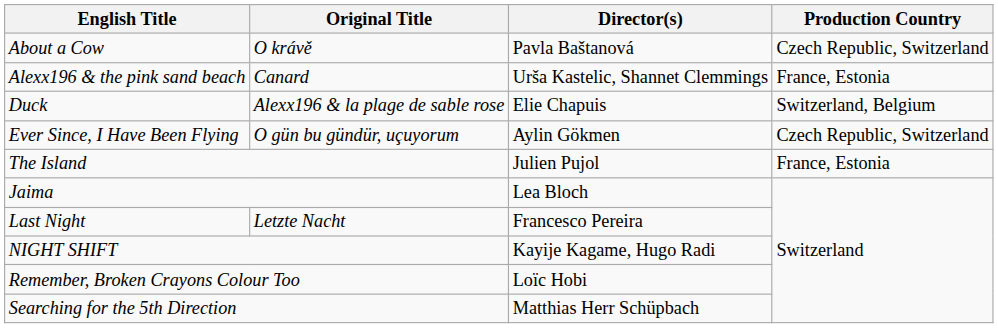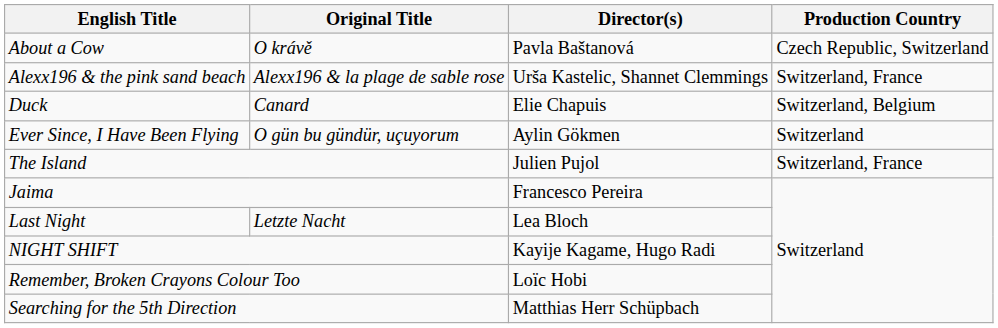(281, 76) Canard -> (379, 76) Alexx196 & la plage de sable rose
(833, 76) France, Estonia -> (849, 76) Switzerland, France
(379, 105) Alexx196 & la plage de sable rose -> (281, 105) Canard
(883, 134) Czech Republic, Switzerland -> (820, 134) Switzerland
(833, 163) France, Estonia -> (849, 163) Switzerland, France
(550, 192) Lea Bloch -> (578, 192) Francesco Pereira
(578, 221) Francesco Pereira -> (550, 221) Lea Bloch
